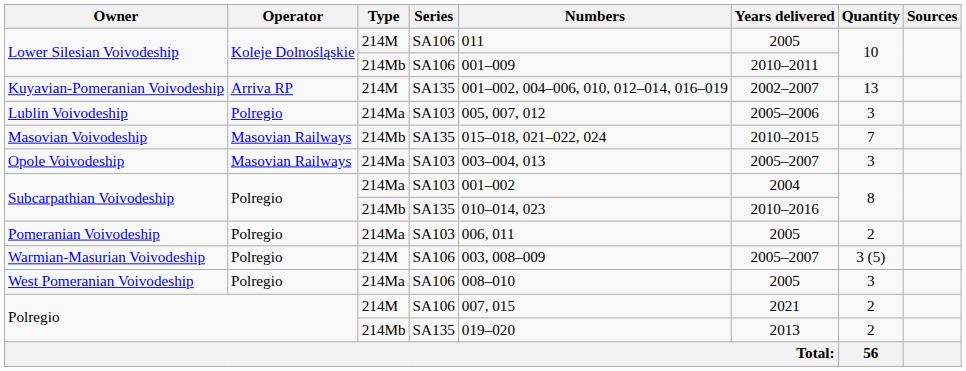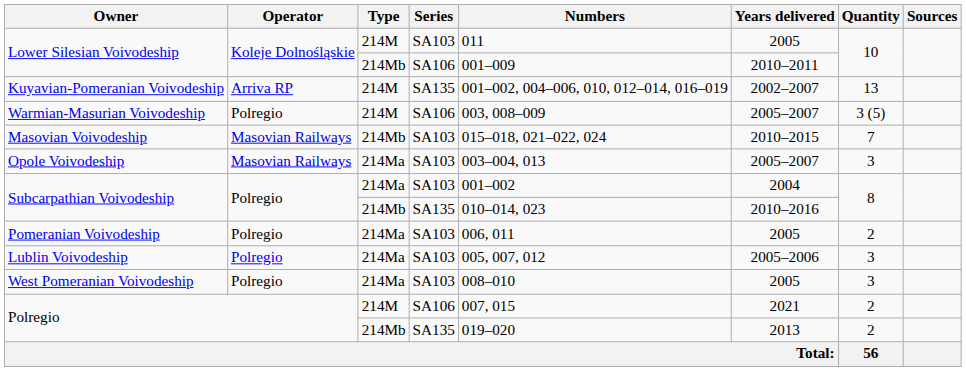(434, 40) SA106 -> (434, 40) SA103
rows swapped: (68, 112) <-> (107, 257)
(434, 137) SA135 -> (434, 137) SA103
(434, 281) SA106 -> (434, 281) SA103
